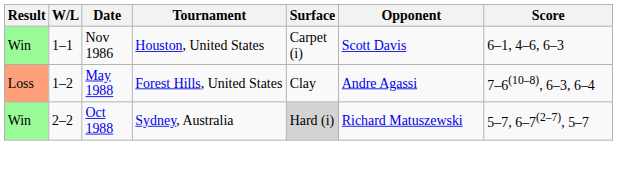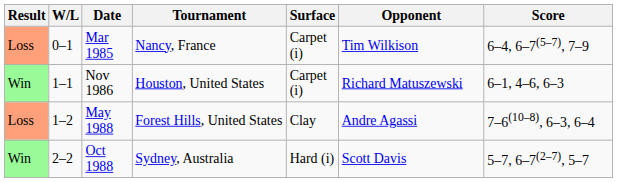+ row: (99, 45)
(374, 45) Scott Davis -> (402, 83) Richard Matuszewski
(312, 120) lightgrey background -> (312, 158) no background
(402, 120) Richard Matuszewski -> (374, 158) Scott Davis
